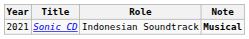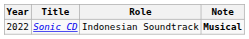(18, 27) 2021 -> (18, 27) 2022
